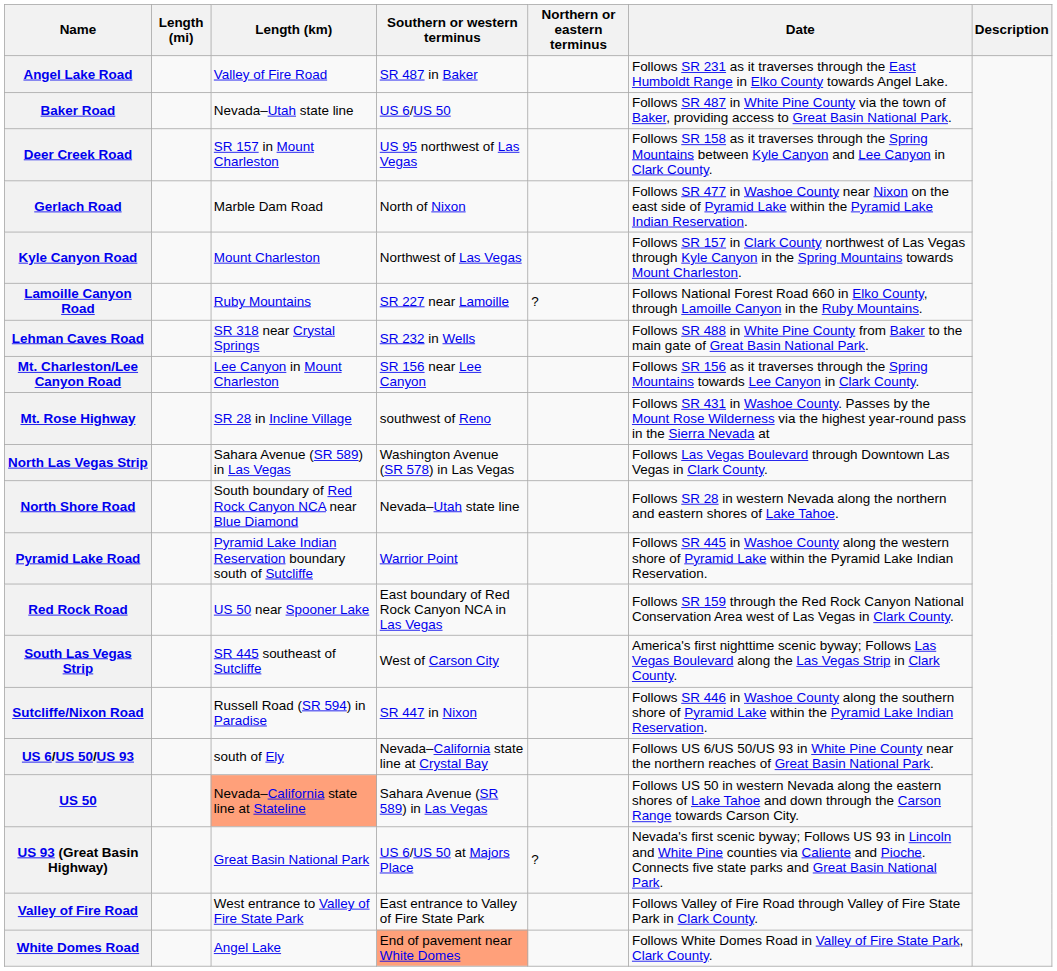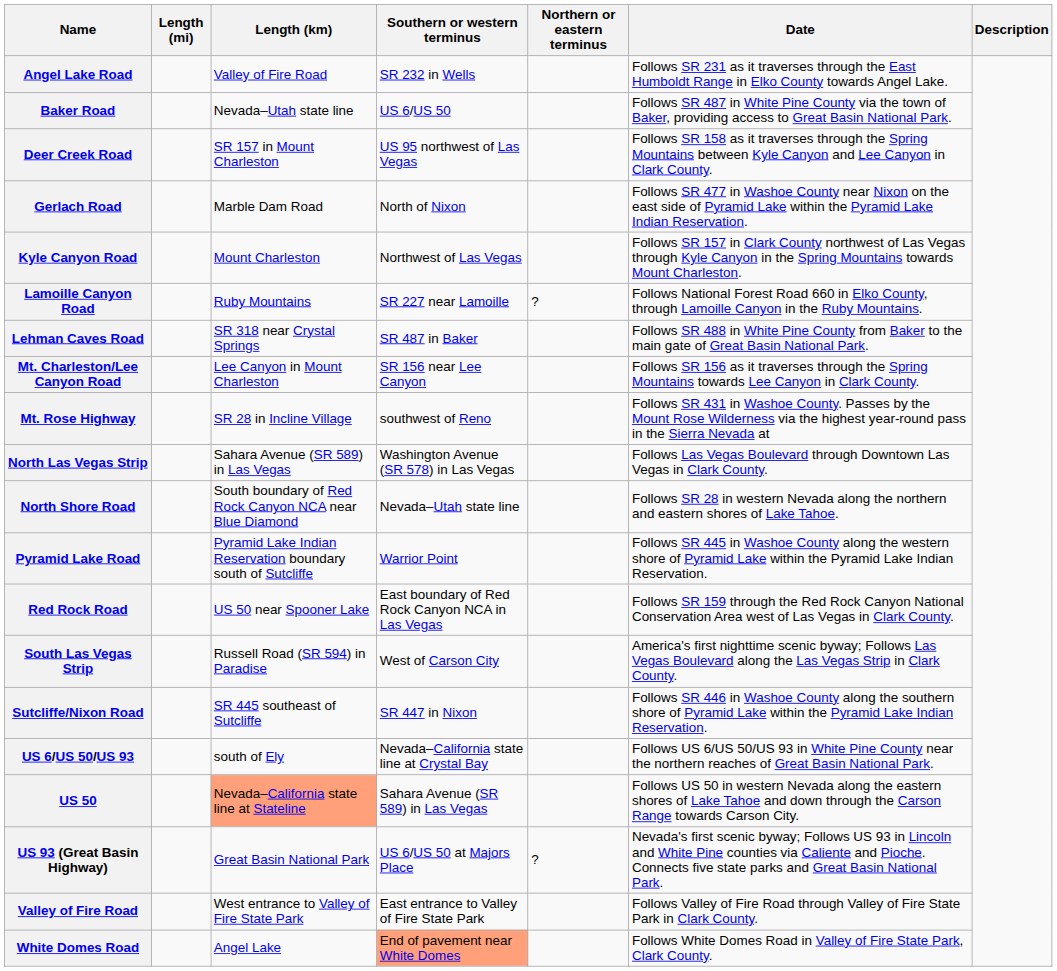(429, 74) SR 487 in Baker -> (427, 74) SR 232 in Wells
(427, 338) SR 232 in Wells -> (429, 338) SR 487 in Baker
(275, 661) SR 445 southeast of Sutcliffe -> (290, 661) Russell Road (SR 594) in Paradise
(290, 712) Russell Road (SR 594) in Paradise -> (275, 712) SR 445 southeast of Sutcliffe
